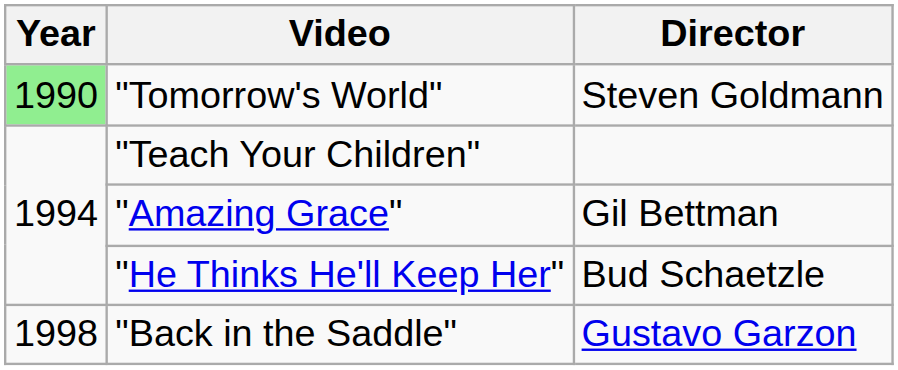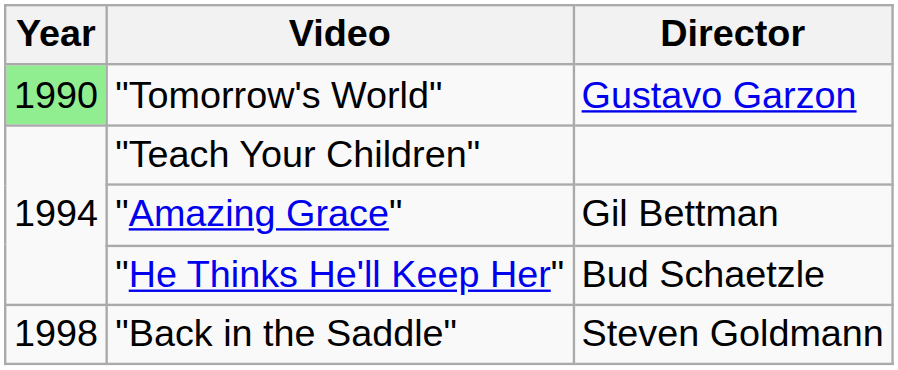(733, 94) Steven Goldmann -> (719, 94) Gustavo Garzon
(719, 333) Gustavo Garzon -> (733, 333) Steven Goldmann
